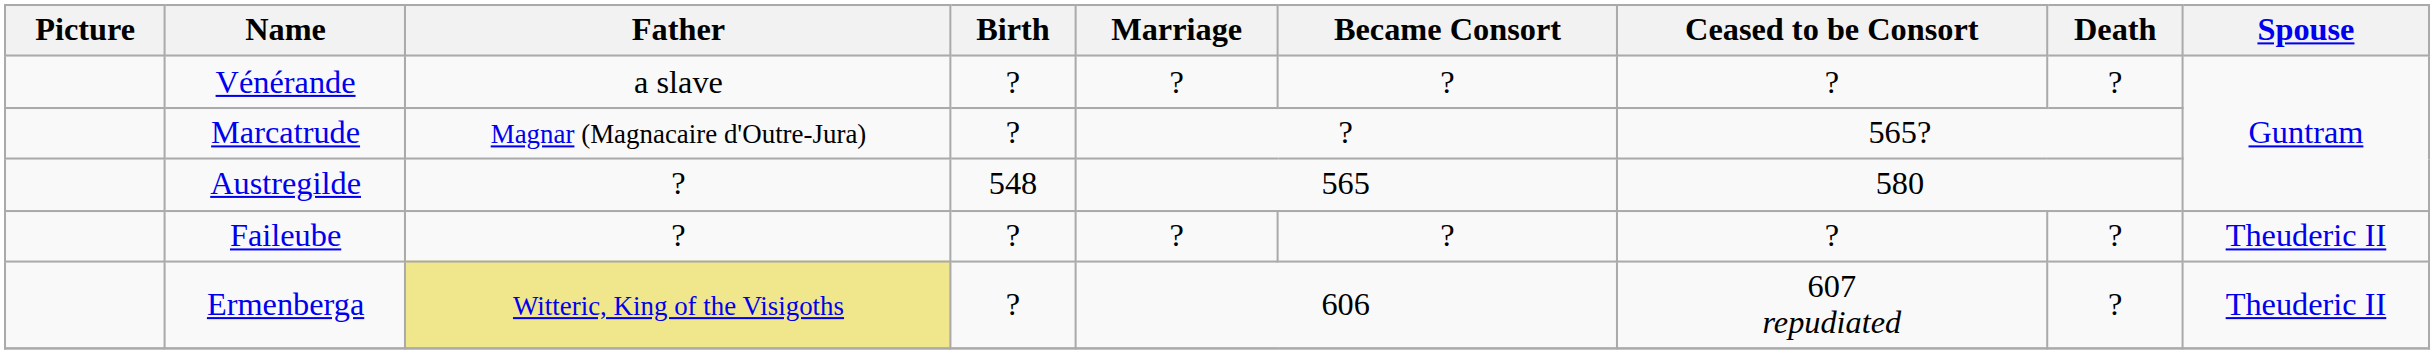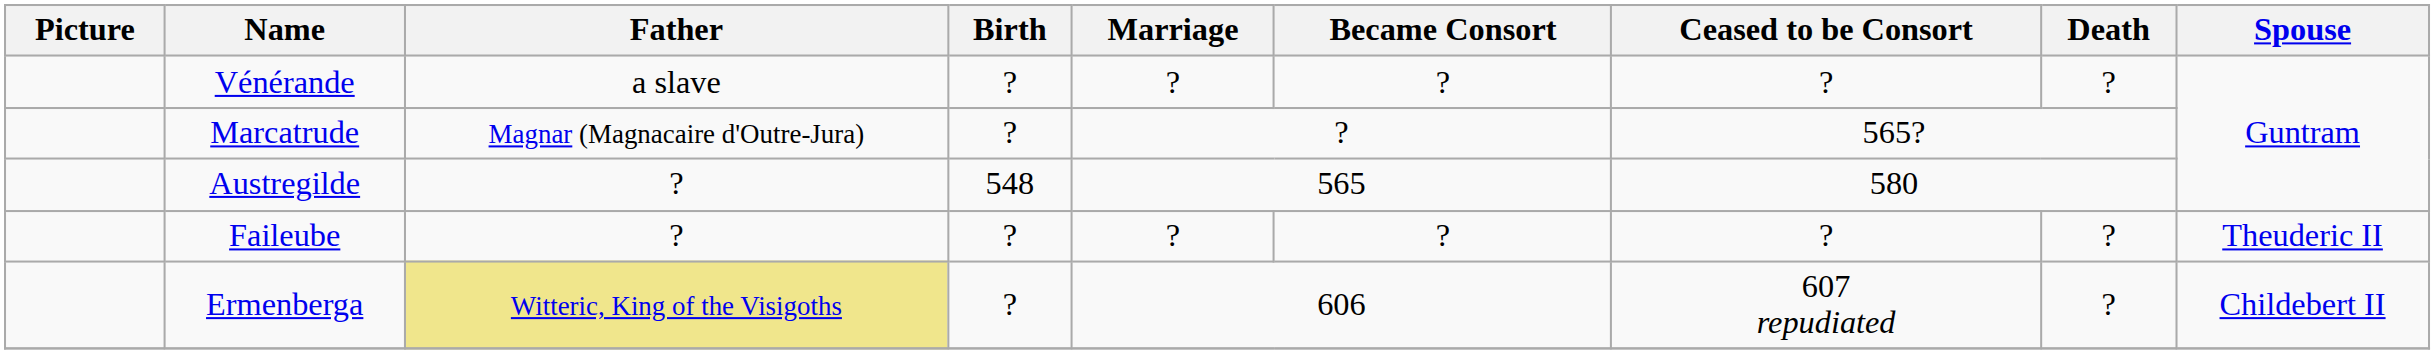(2306, 304) Theuderic II -> (2303, 304) Childebert II
